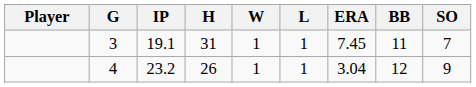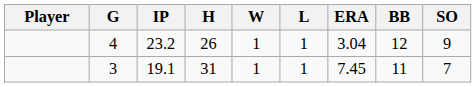rows swapped: (113, 69) <-> (113, 43)
